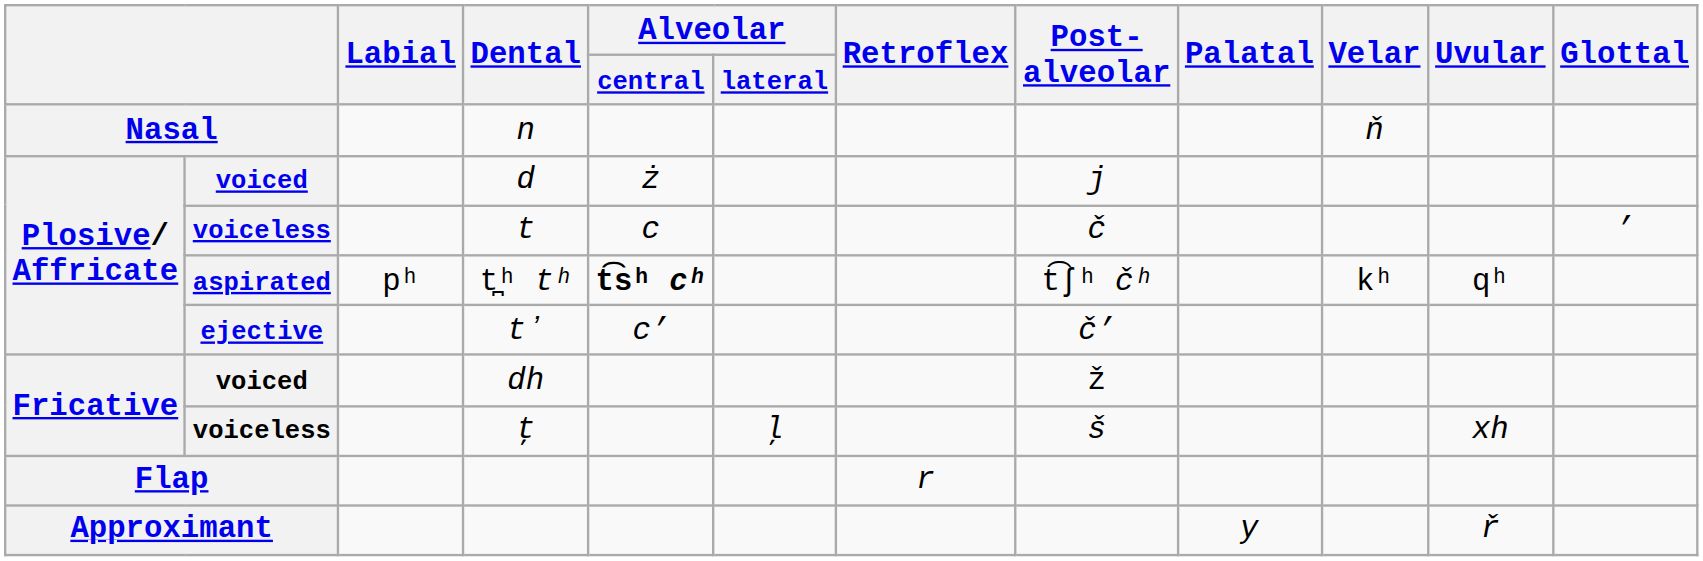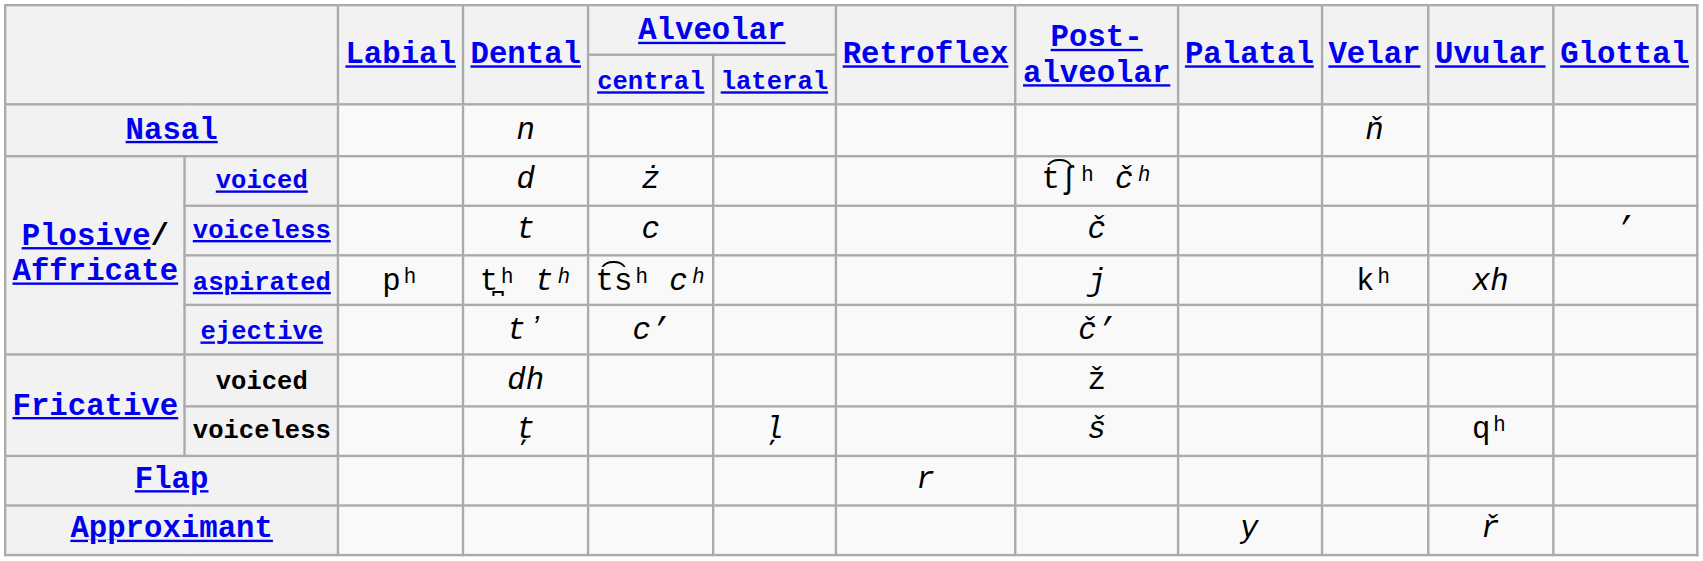(1097, 180) j -> (1097, 180) t͡ʃʰ čʰ
(651, 280) bold -> (651, 280) normal
(1097, 280) t͡ʃʰ čʰ -> (1097, 280) j
(1490, 280) qʰ -> (1490, 280) xh
(1490, 430) xh -> (1490, 430) qʰ
